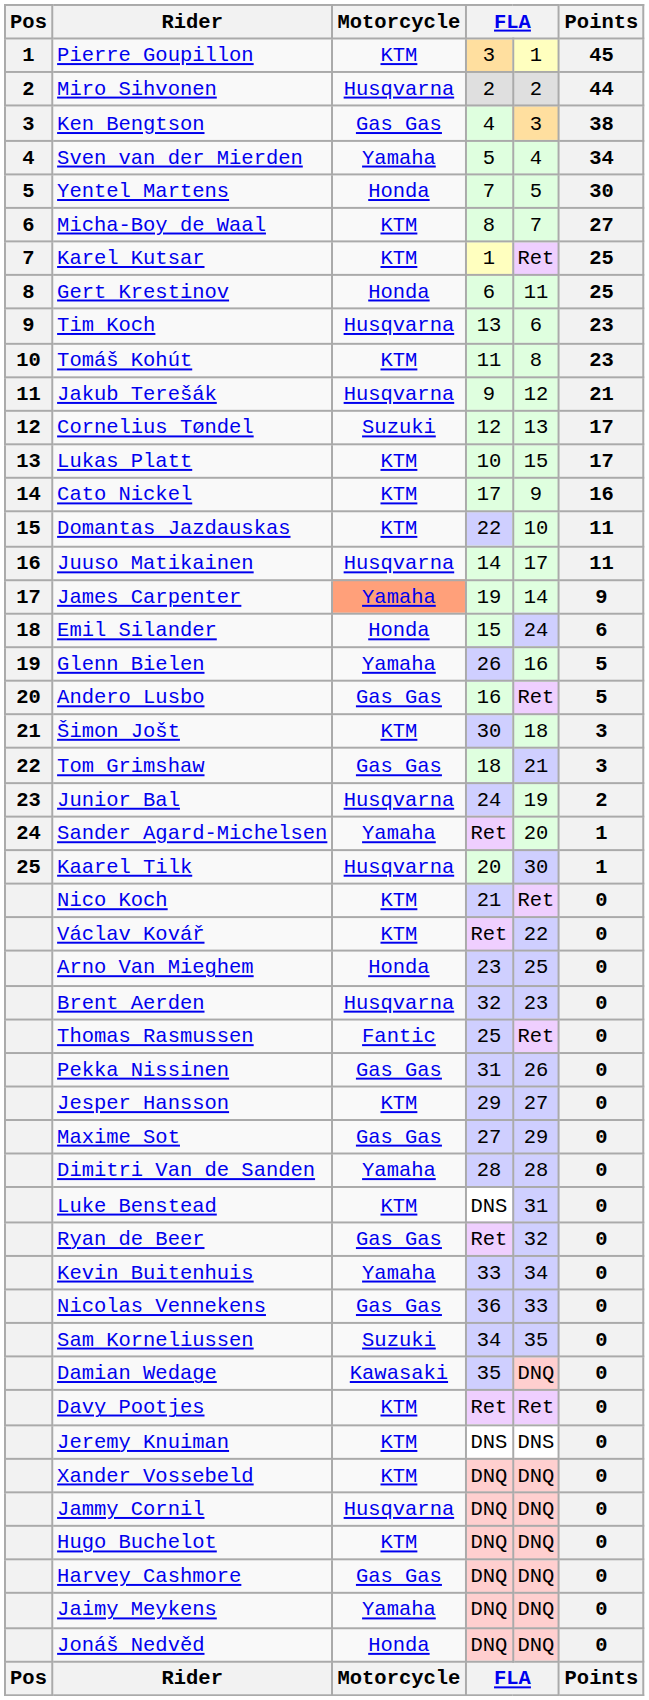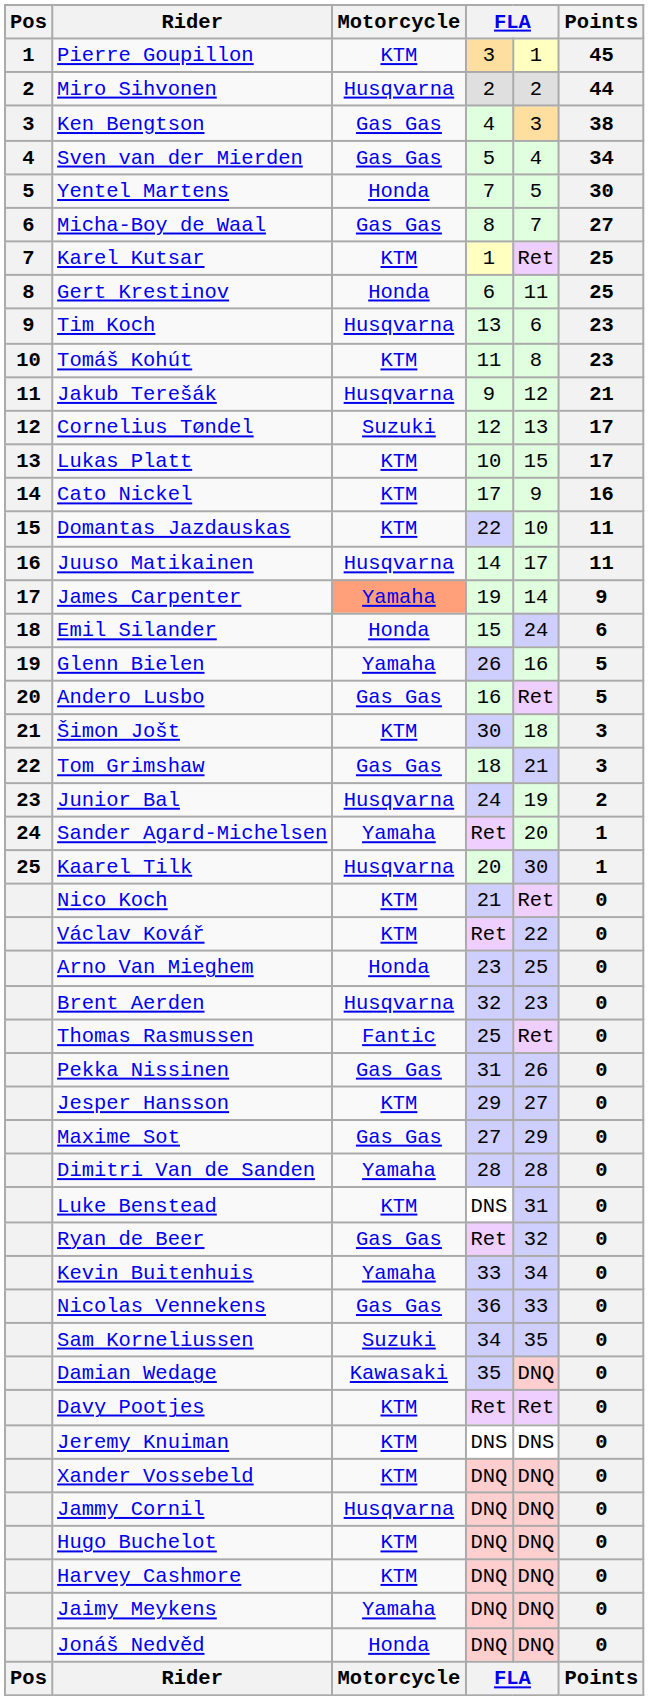(399, 157) Yamaha -> (399, 157) Gas Gas
(399, 225) KTM -> (399, 225) Gas Gas
(399, 1577) Gas Gas -> (399, 1577) KTM
